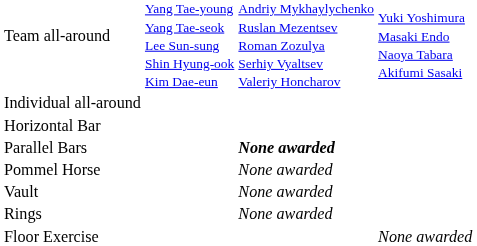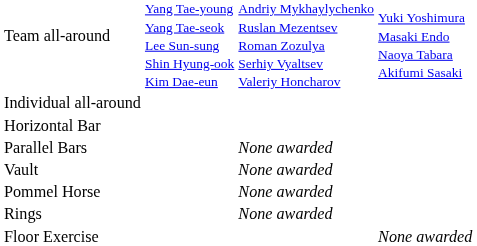(287, 147) bold -> (285, 147) normal
rows swapped: (21, 192) <-> (52, 169)
